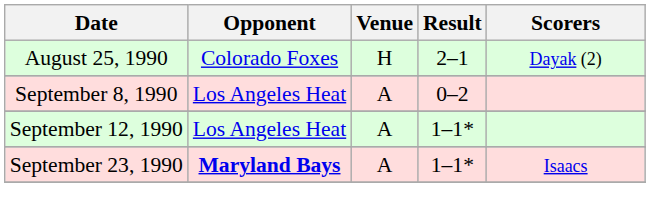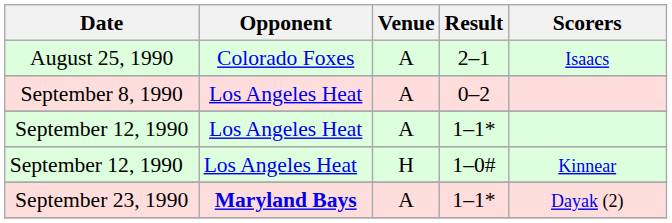(385, 58) H -> (406, 58) A
(566, 58) Dayak (2) -> (587, 60) Isaacs
+ row: (102, 164)
(566, 166) Isaacs -> (587, 200) Dayak (2)
